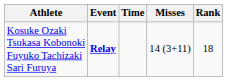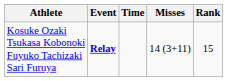(208, 49) 18 -> (208, 49) 15
